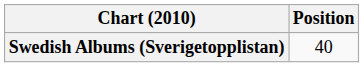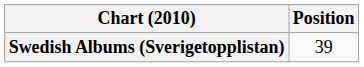(324, 47) 40 -> (324, 47) 39
